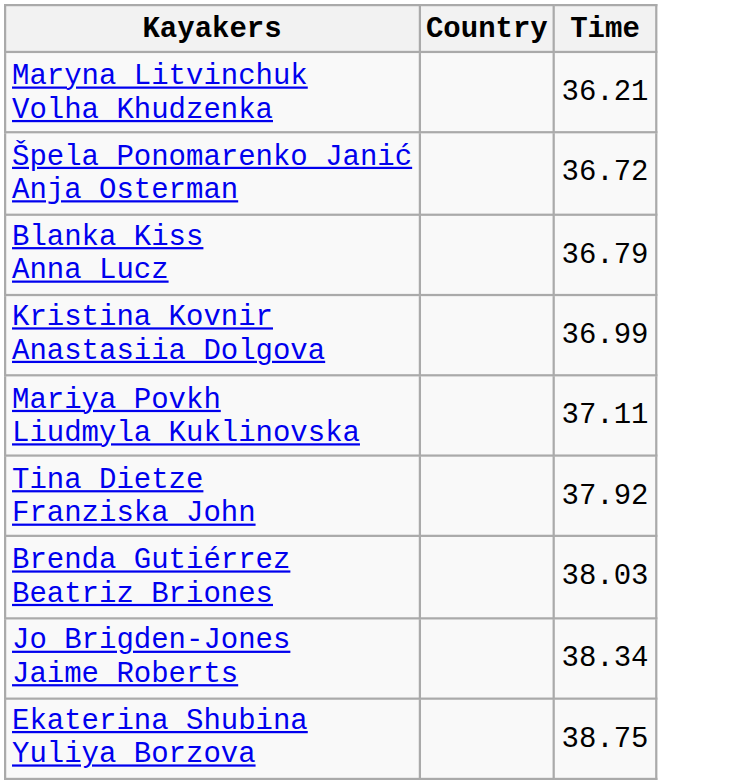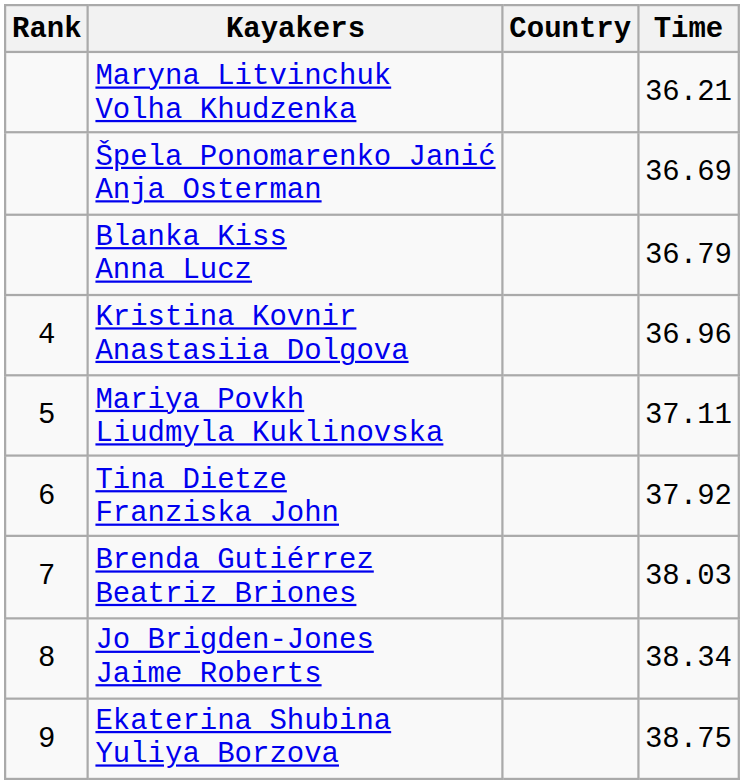+ column: (47, 29)
(605, 173) 36.72 -> (688, 173) 36.69
(605, 335) 36.99 -> (688, 335) 36.96
